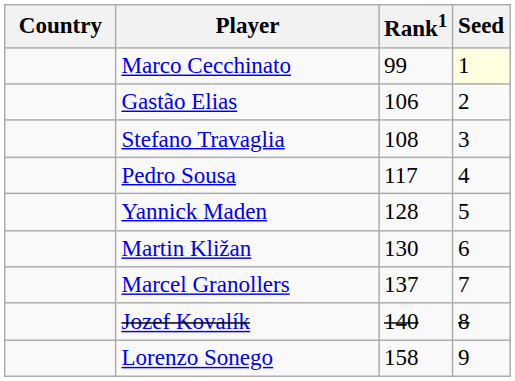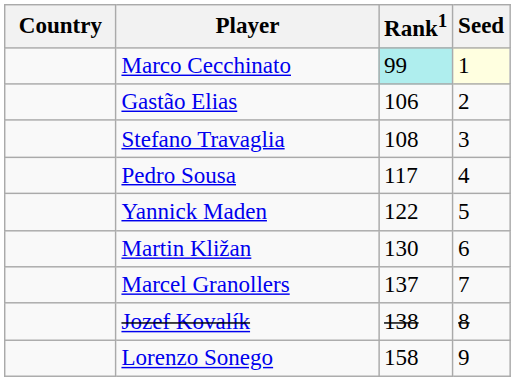(396, 65) no background -> (396, 65) paleturquoise background
(401, 211) 128 -> (401, 211) 122
(401, 321) 140 -> (401, 321) 138
